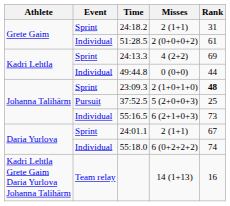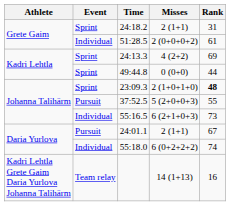(94, 72) Individual -> (86, 72) Sprint
(213, 102) 25 -> (213, 102) 55
(86, 132) Sprint -> (88, 132) Pursuit
